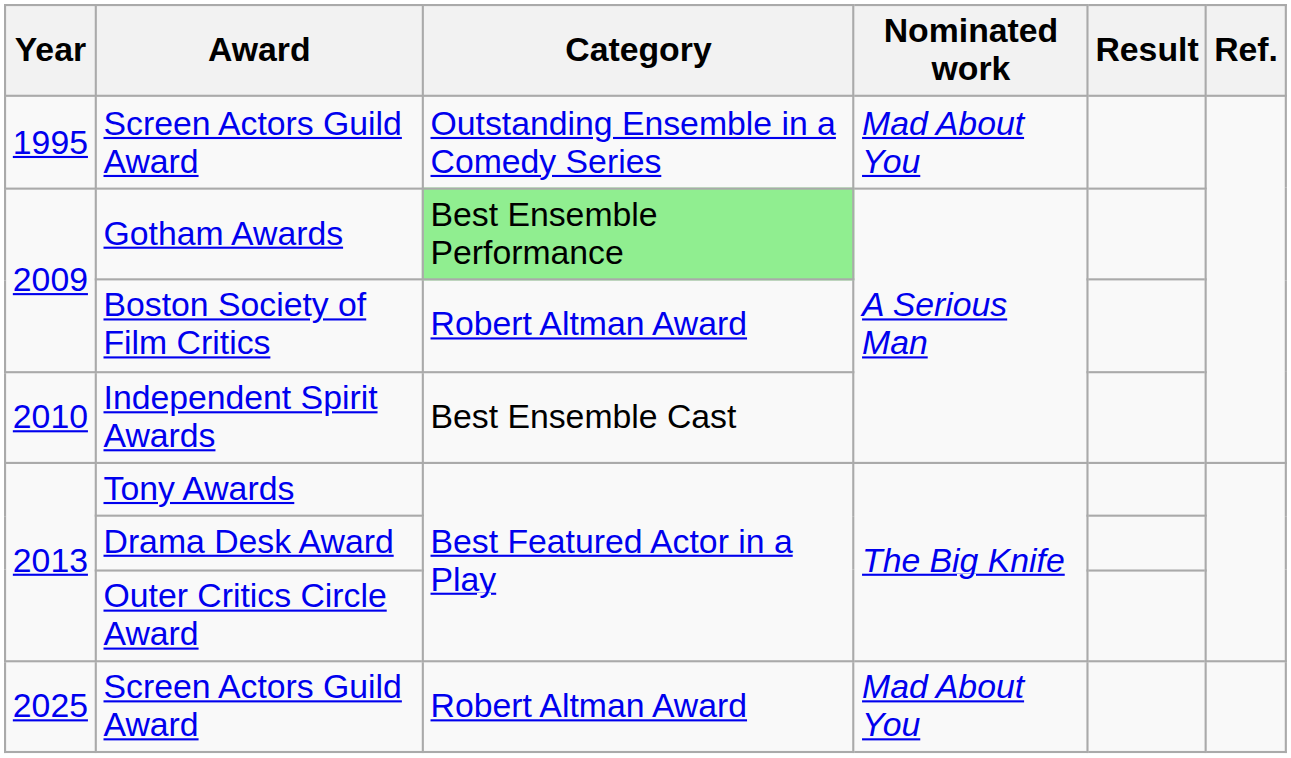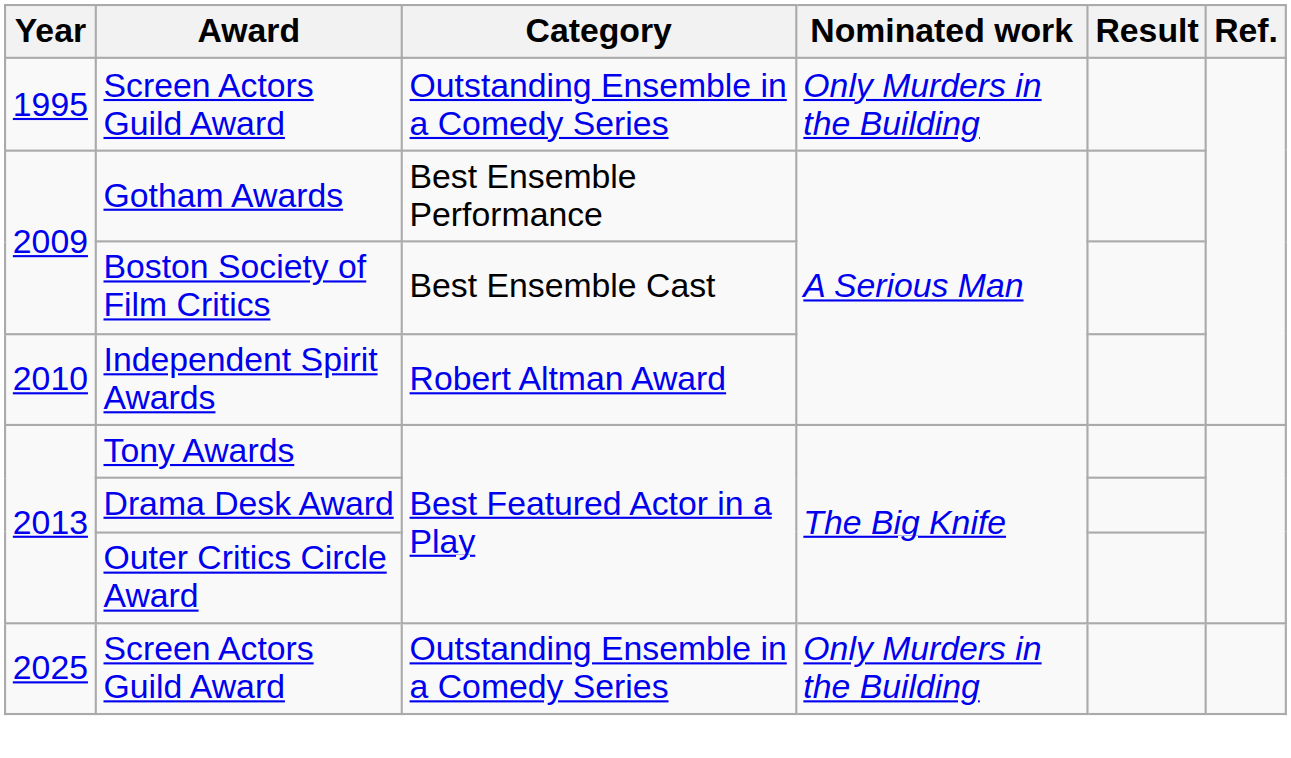(943, 141) Mad About You -> (922, 103) Only Murders in the Building
(544, 233) lightgreen background -> (523, 195) no background
(589, 324) Robert Altman Award -> (563, 286) Best Ensemble Cast
(583, 416) Best Ensemble Cast -> (568, 378) Robert Altman Award
(589, 706) Robert Altman Award -> (598, 668) Outstanding Ensemble in a Comedy Series
(943, 706) Mad About You -> (922, 668) Only Murders in the Building
